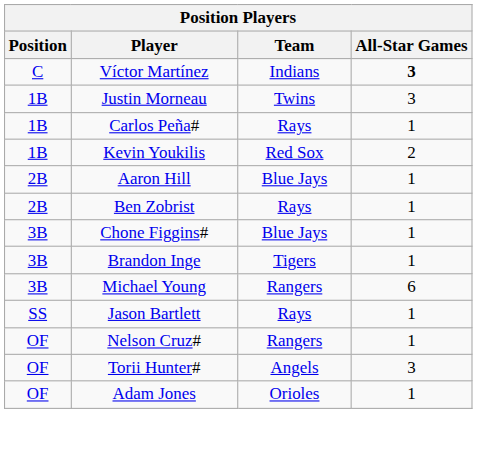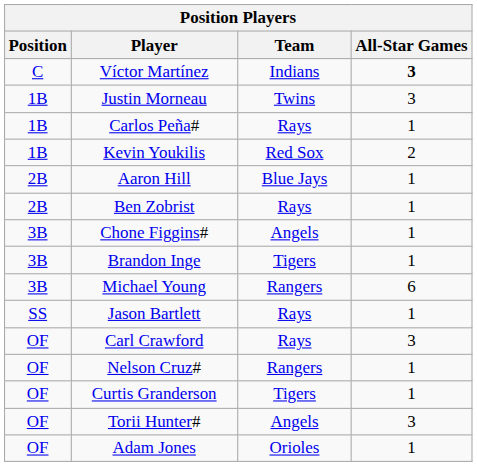(295, 233) Blue Jays -> (294, 233) Angels
+ row: (154, 340)
+ row: (154, 394)
